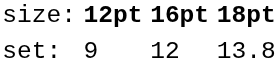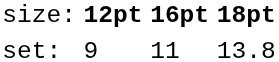(165, 52) 12 -> (165, 52) 11
